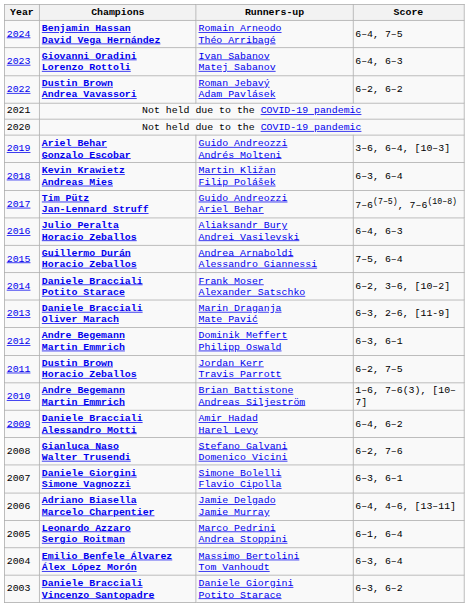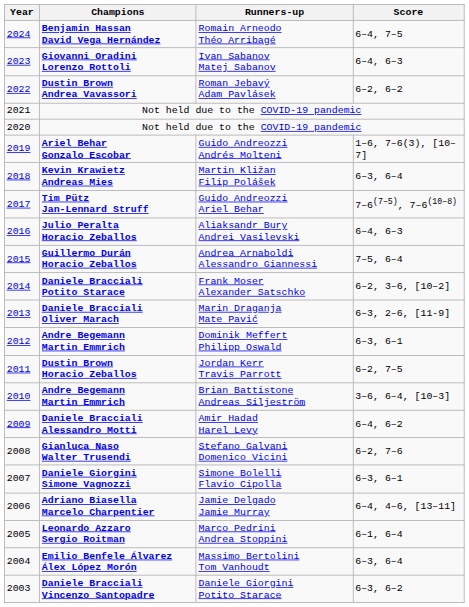(403, 149) 3–6, 6–4, [10–3] -> (406, 149) 1–6, 7–6(3), [10–7]
(406, 396) 1–6, 7–6(3), [10–7] -> (403, 396) 3–6, 6–4, [10–3]
